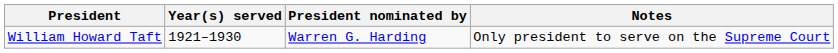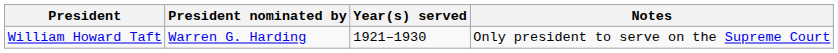columns swapped: (378, 16) <-> (225, 16)
